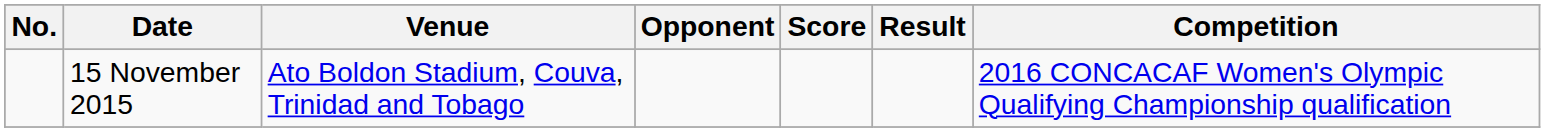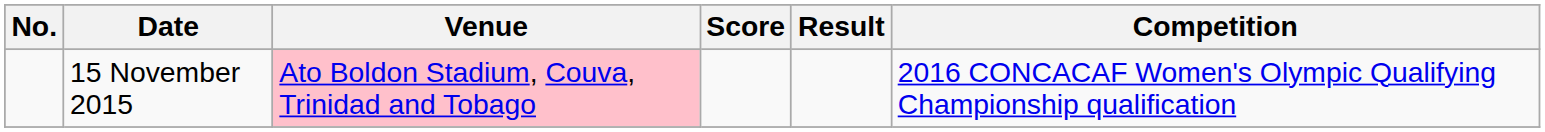- column: (708, 26)
(446, 87) no background -> (457, 87) pink background
